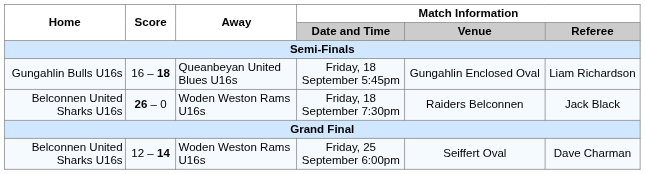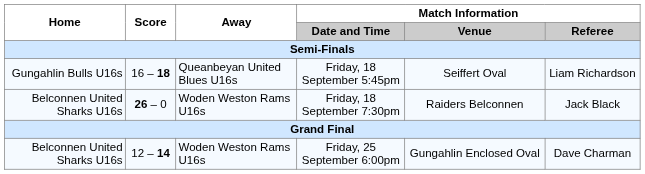(475, 73) Gungahlin Enclosed Oval -> (475, 73) Seiffert Oval
(475, 153) Seiffert Oval -> (475, 153) Gungahlin Enclosed Oval
